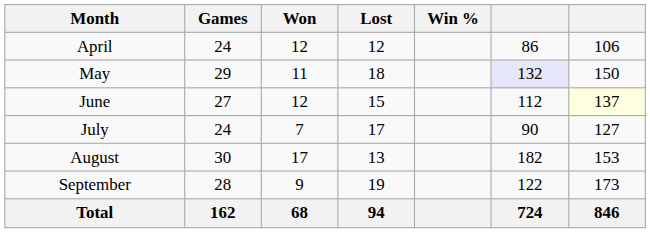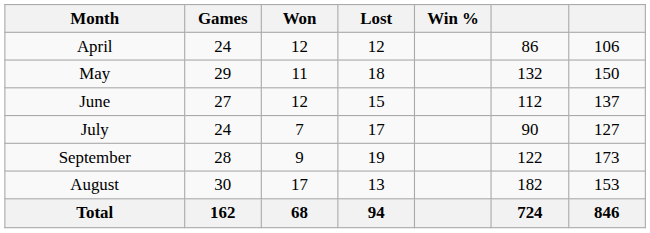(530, 74) lavender background -> (530, 74) no background
(607, 102) lightyellow background -> (607, 102) no background
rows swapped: (95, 157) <-> (95, 185)
